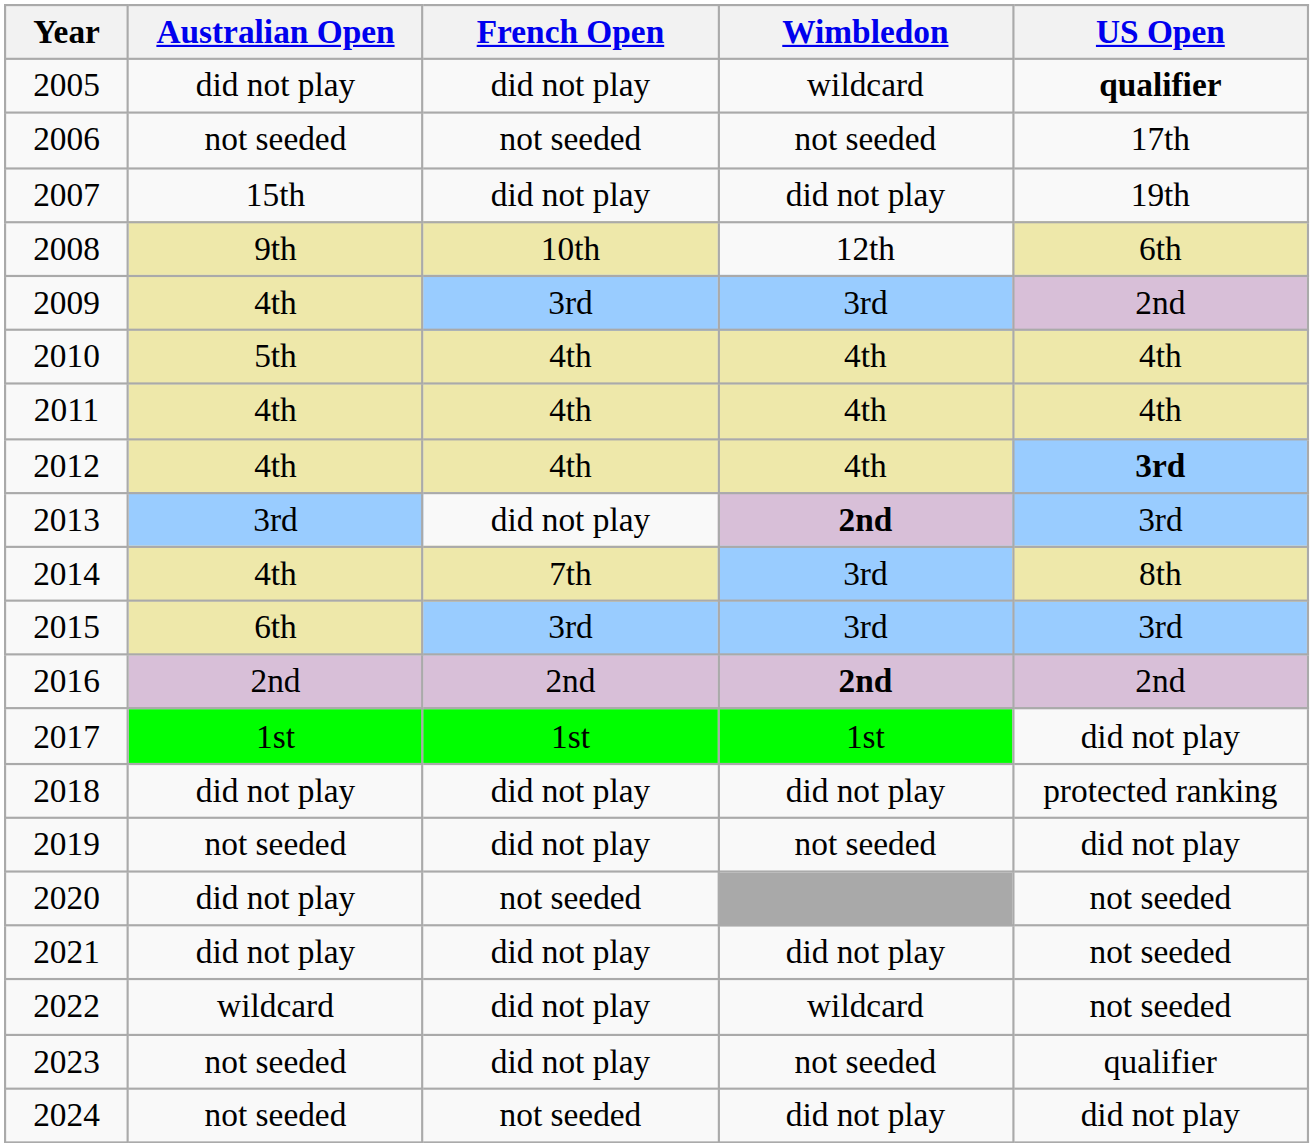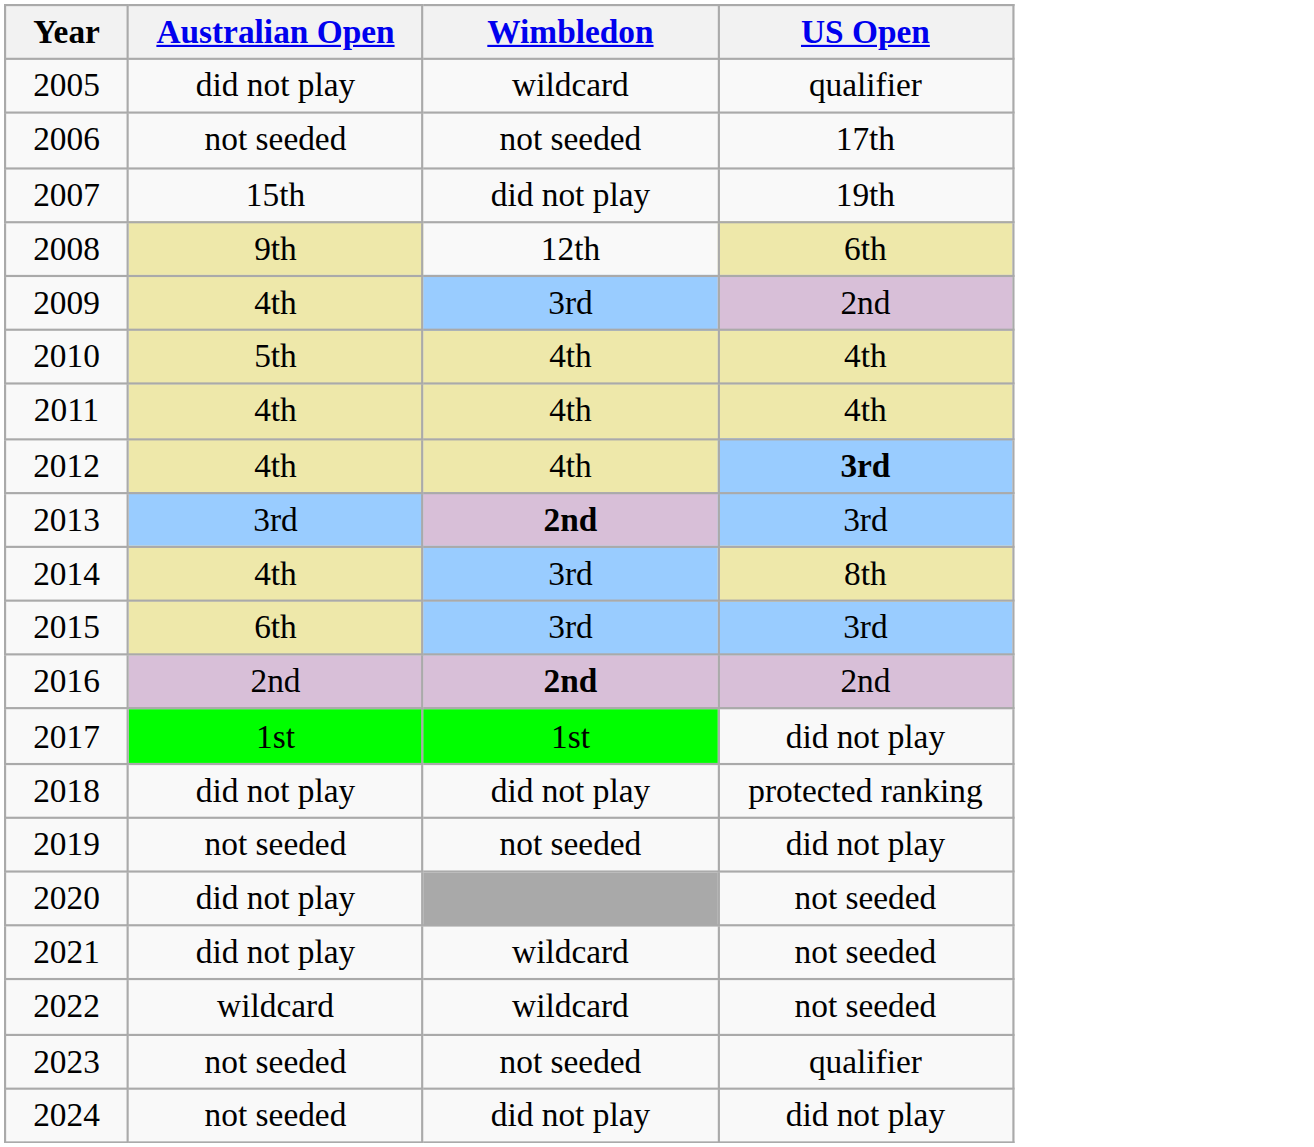- column: (570, 31)
(1160, 85) bold -> (865, 85) normal
(865, 951) did not play -> (570, 951) wildcard
